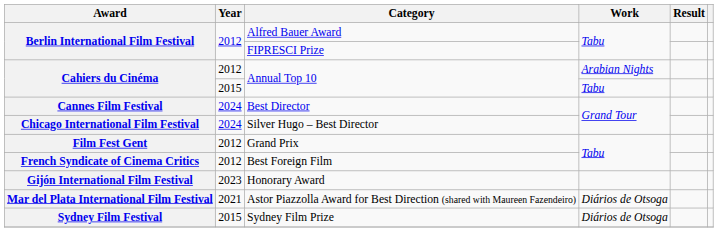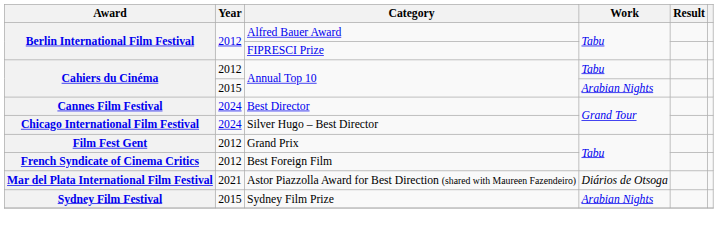(617, 69) Arabian Nights -> (593, 69) Tabu
(593, 87) Tabu -> (617, 87) Arabian Nights
- row: (230, 180)
(625, 217) Diários de Otsoga -> (617, 198) Arabian Nights
